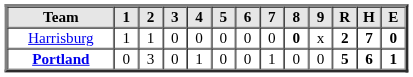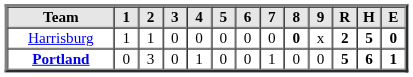(369, 38) 7 -> (369, 38) 5
